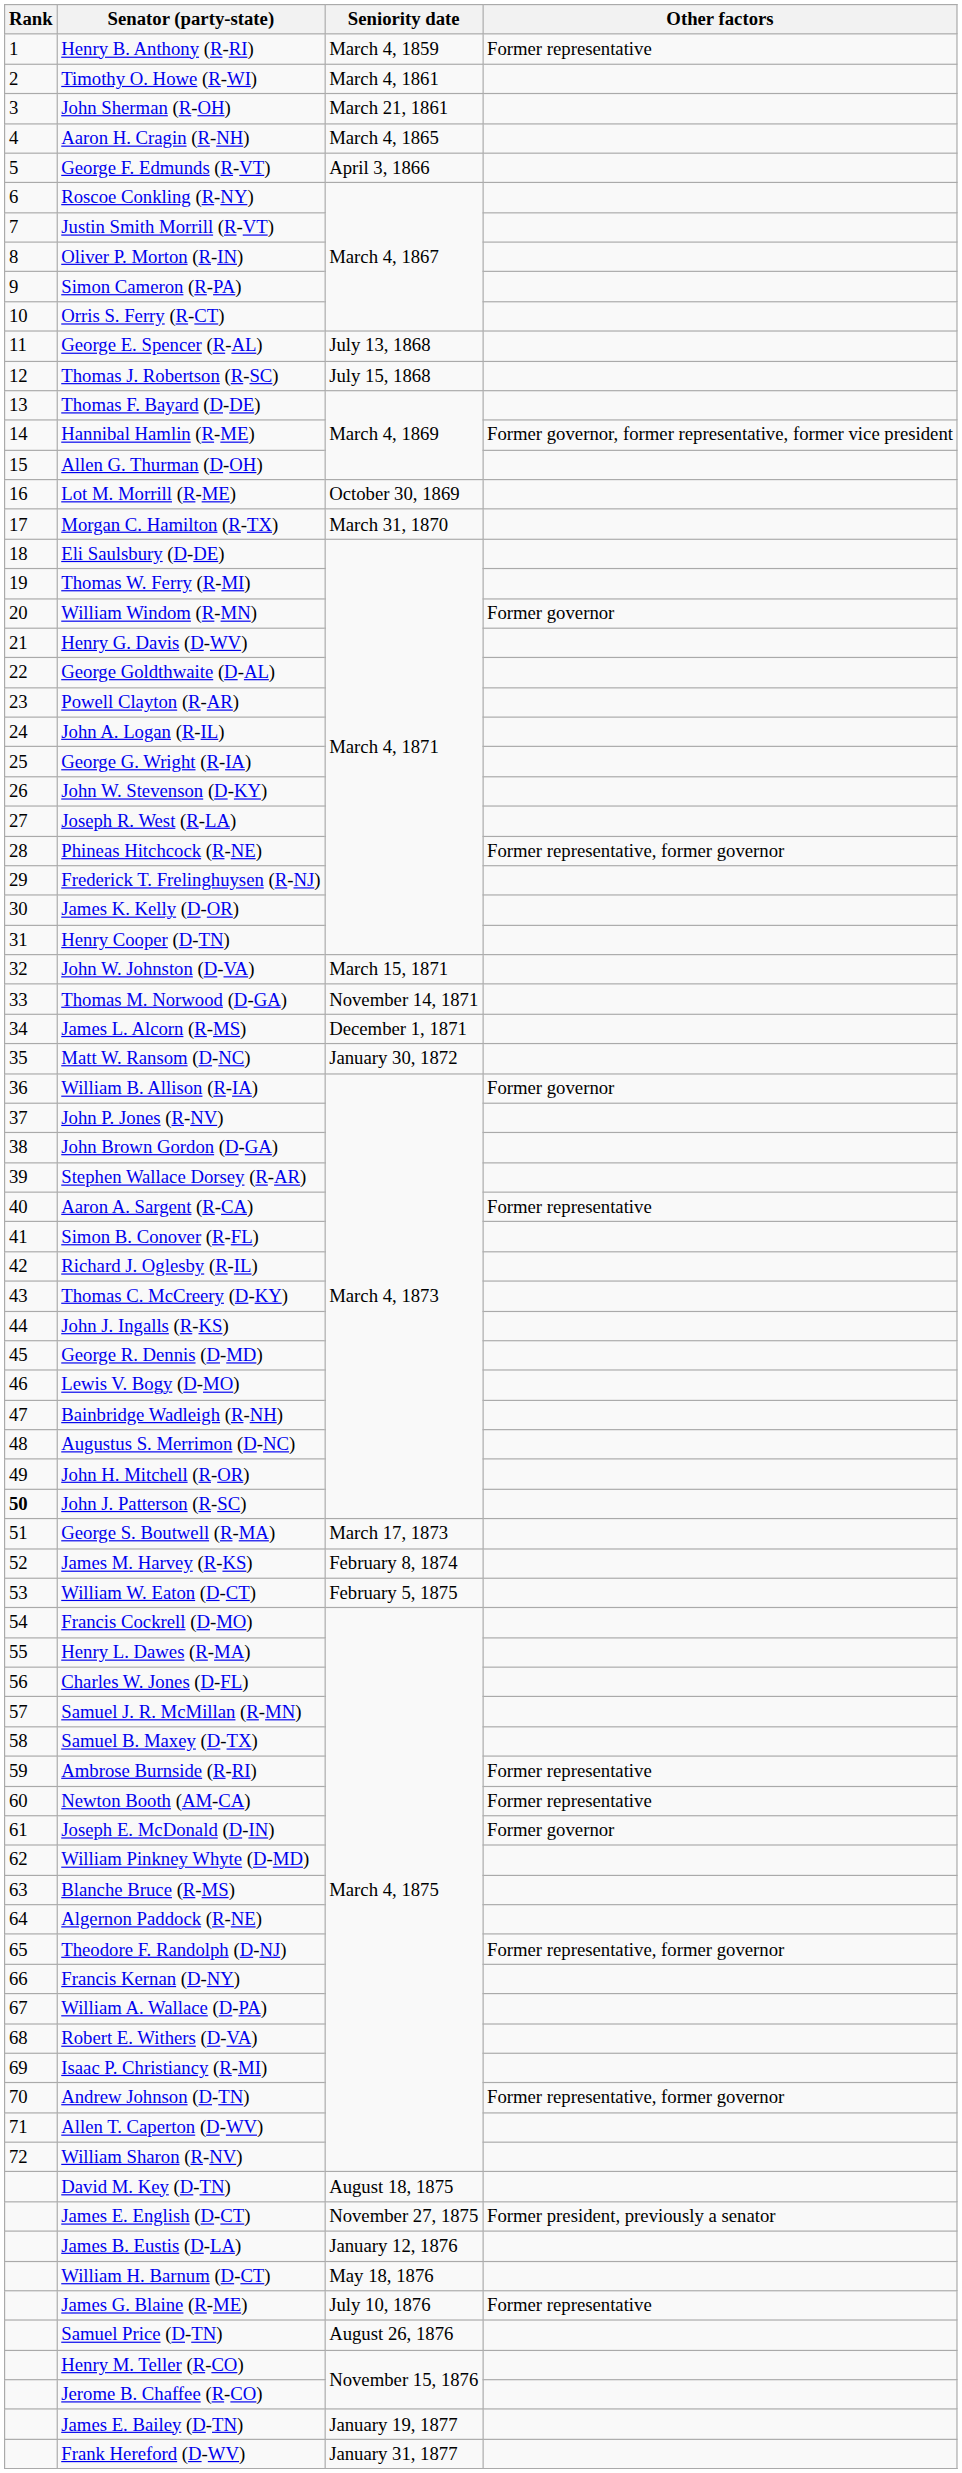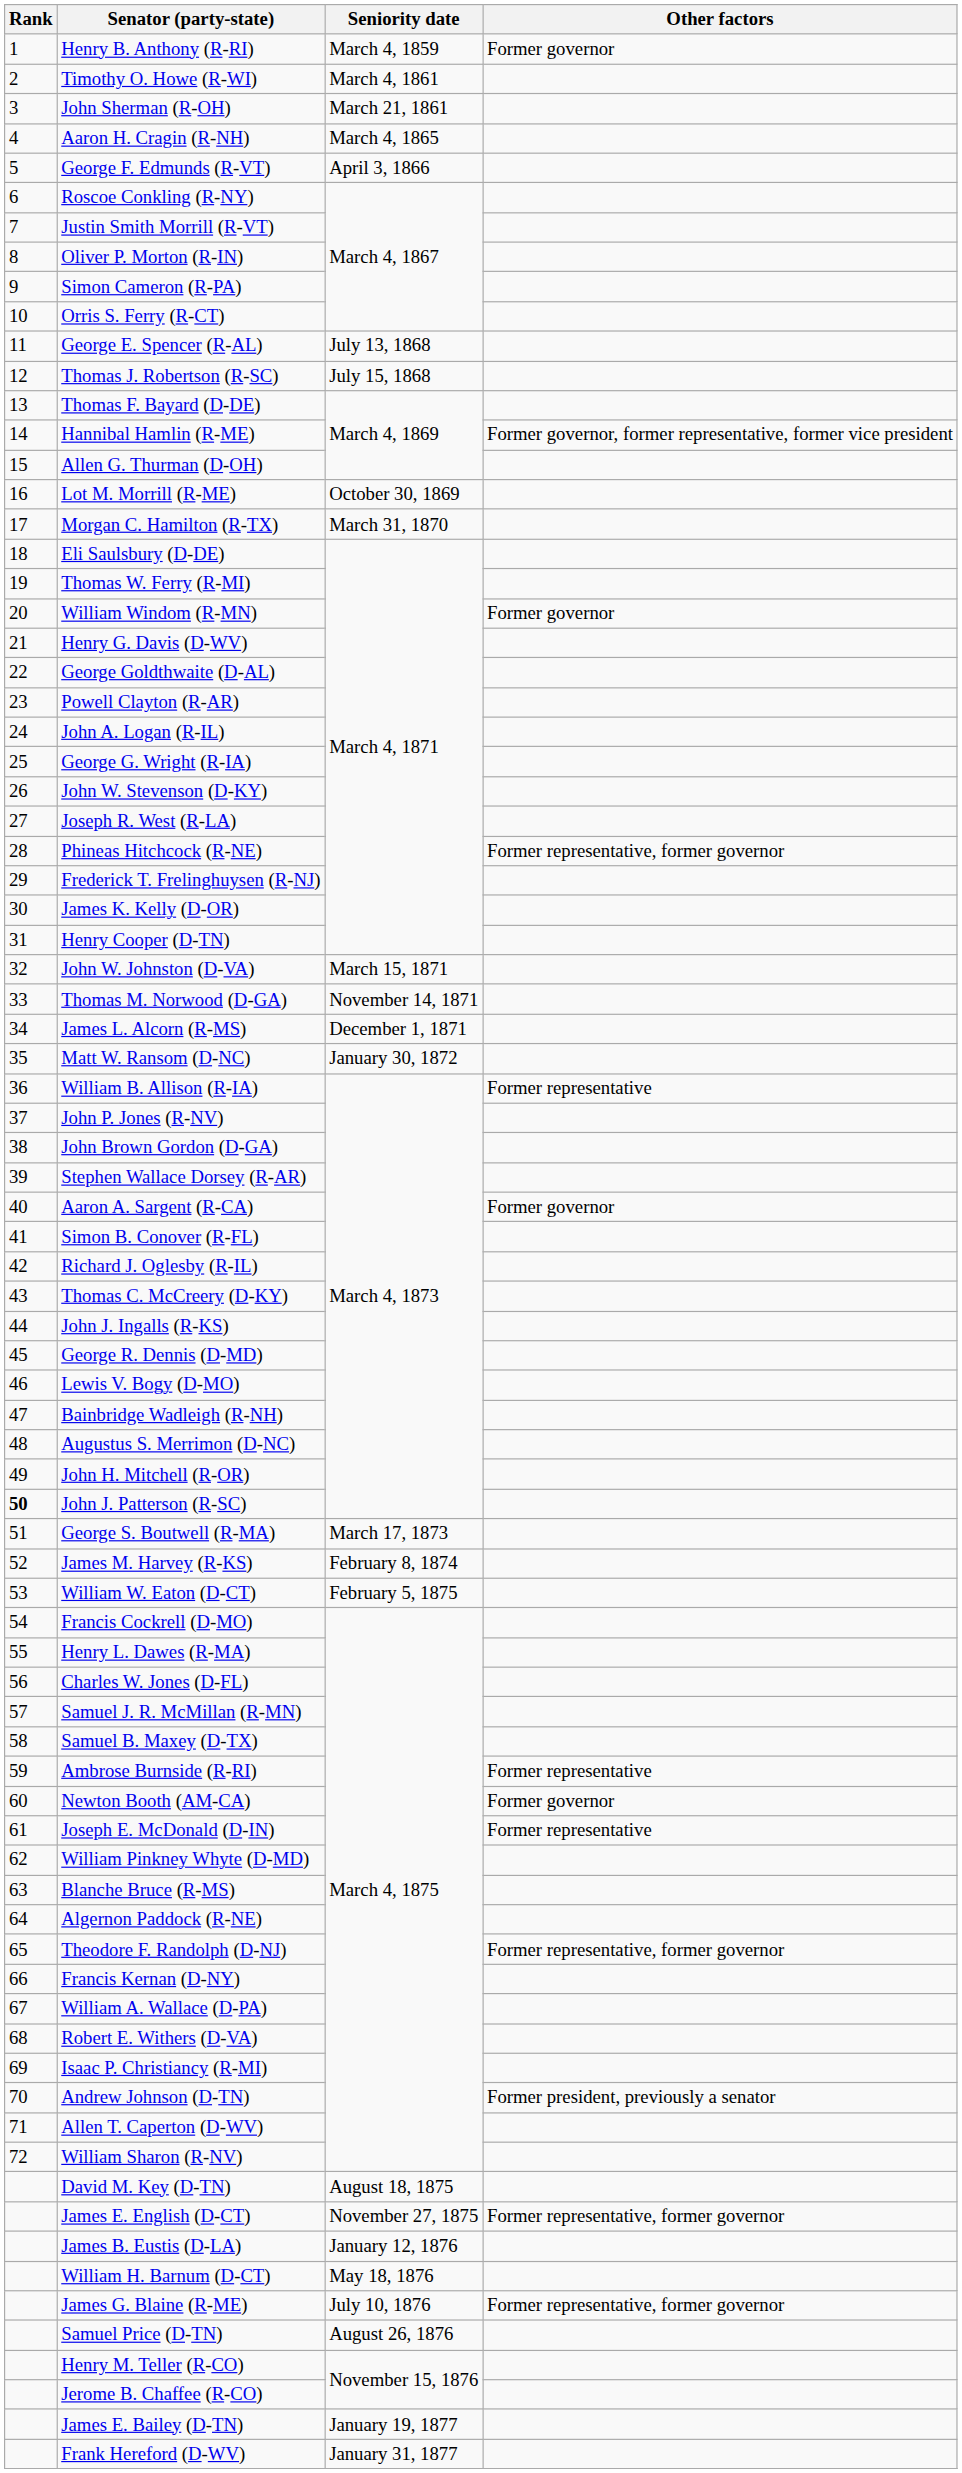(569, 49) Former representative -> (551, 49) Former governor
(551, 1088) Former governor -> (569, 1088) Former representative
(569, 1206) Former representative -> (551, 1206) Former governor
(569, 1800) Former representative -> (551, 1800) Former governor
(551, 1830) Former governor -> (569, 1830) Former representative
(636, 2097) Former representative, former governor -> (631, 2097) Former president, previously a senator
(631, 2216) Former president, previously a senator -> (636, 2216) Former representative, former governor
(569, 2305) Former representative -> (636, 2305) Former representative, former governor
